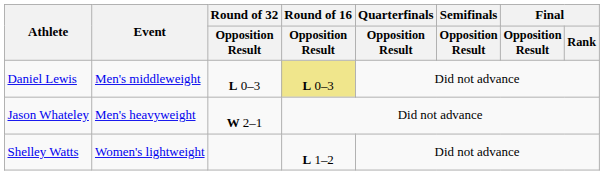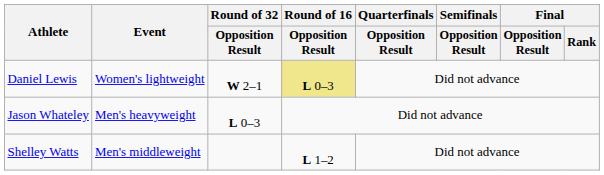(148, 79) Men's middleweight -> (150, 79) Women's lightweight
(244, 86) L 0–3 -> (244, 86) W 2–1
(244, 123) W 2–1 -> (244, 123) L 0–3
(150, 152) Women's lightweight -> (148, 152) Men's middleweight
